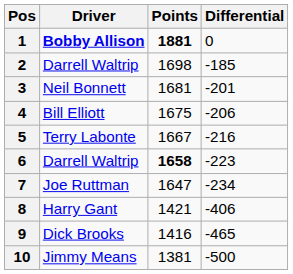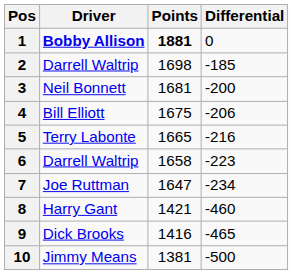(220, 88) -201 -> (220, 88) -200
(175, 137) 1667 -> (175, 137) 1665
(175, 161) bold -> (175, 161) normal
(220, 209) -406 -> (220, 209) -460
